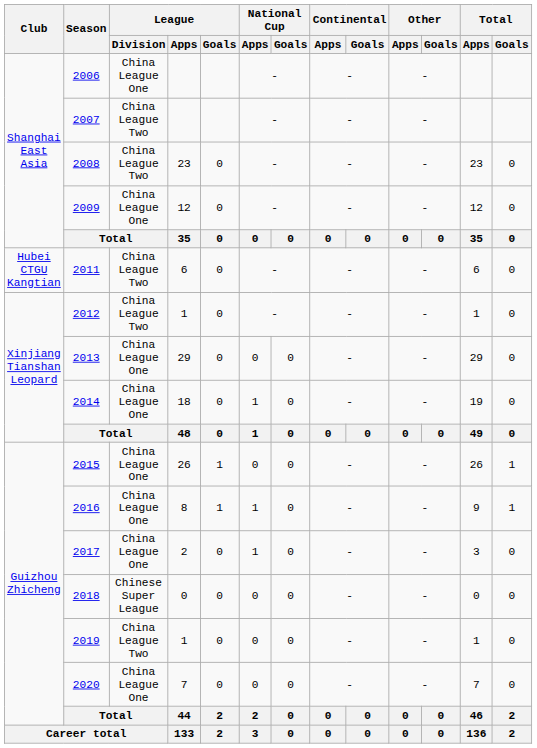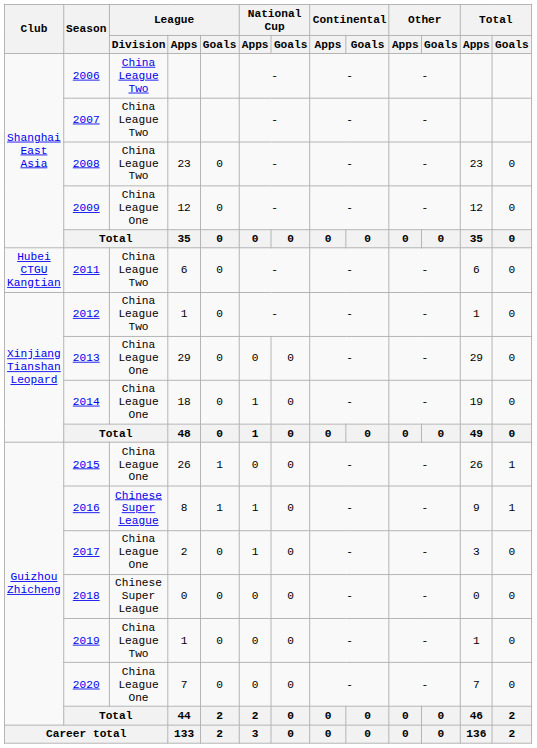(139, 76) China League One -> (139, 76) China League Two
(139, 508) China League One -> (139, 508) Chinese Super League
